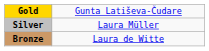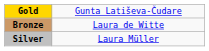rows swapped: (28, 25) <-> (28, 39)
